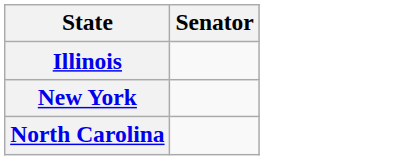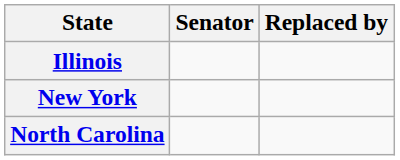+ column: (326, 23)
